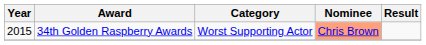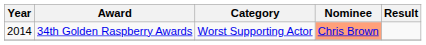(19, 31) 2015 -> (19, 31) 2014
